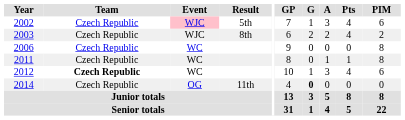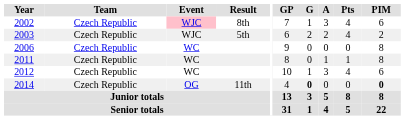(246, 22) 5th -> (243, 22) 8th
(246, 35) 8th -> (243, 35) 5th
(107, 72) bold -> (105, 72) normal
(382, 84) normal -> (381, 84) bold
